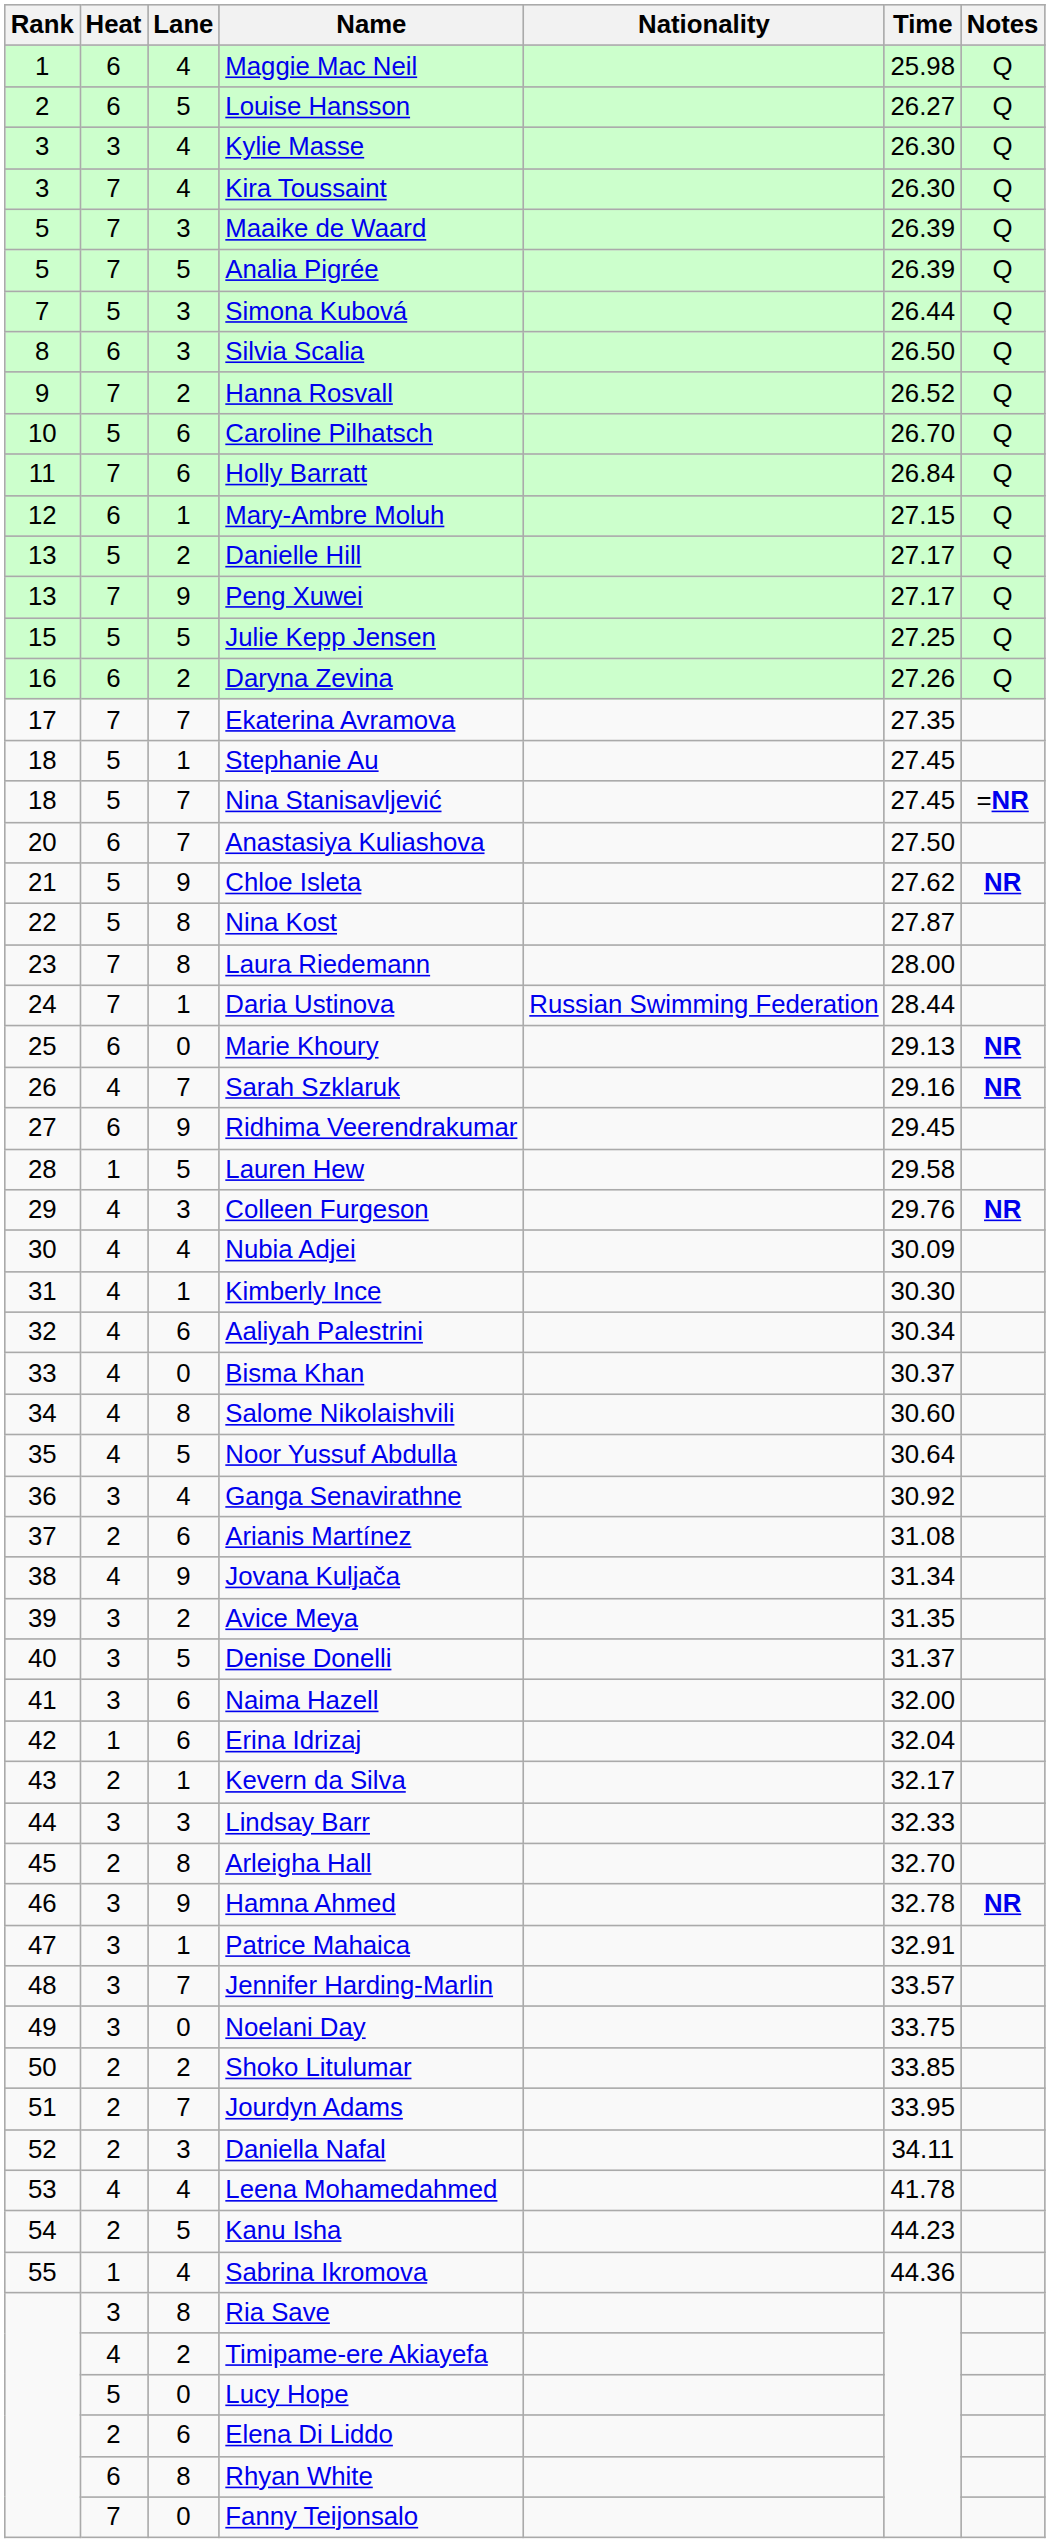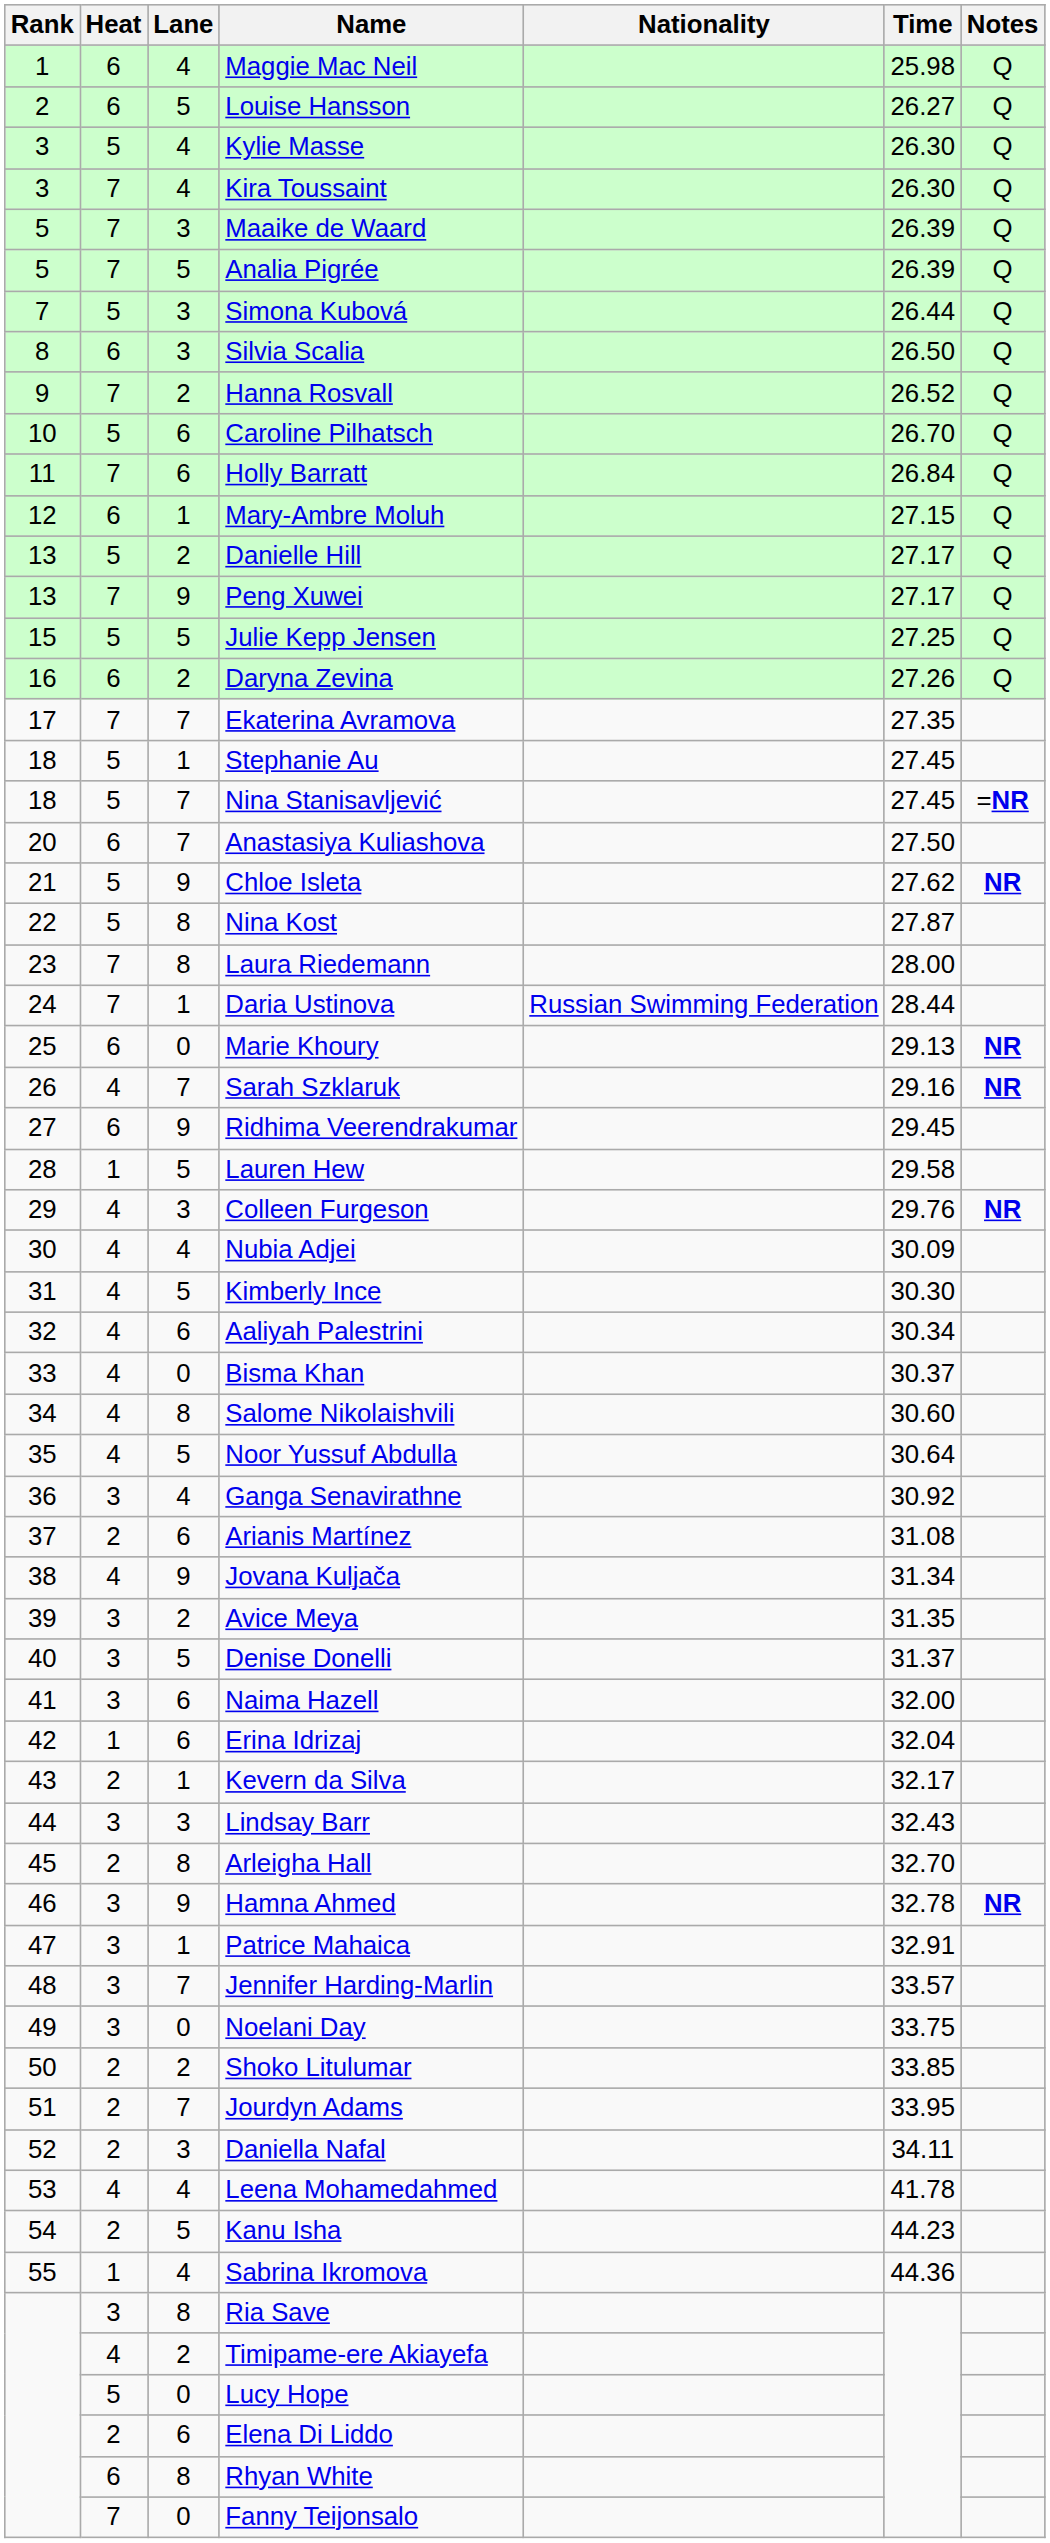(114, 147) 3 -> (114, 147) 5
(183, 1291) 1 -> (183, 1291) 5
(923, 1822) 32.33 -> (923, 1822) 32.43
